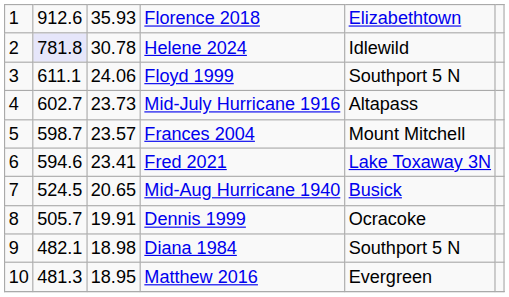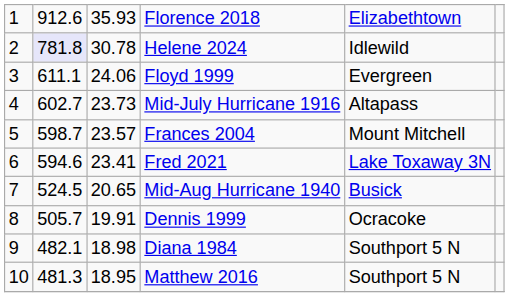(404, 76) Southport 5 N -> (390, 76) Evergreen
(390, 276) Evergreen -> (404, 276) Southport 5 N
